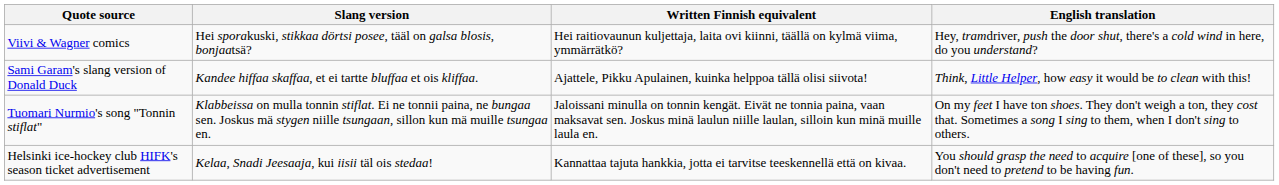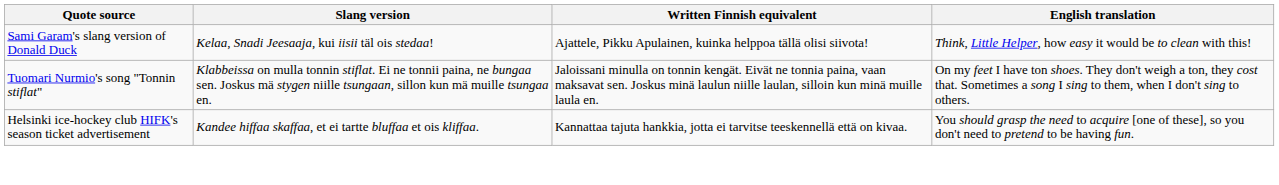- row: (68, 42)
(337, 77) Kandee hiffaa skaffaa, et ei tartte bluffaa et ois kliffaa. -> (315, 42) Kelaa, Snadi Jeesaaja, kui iisii täl ois stedaa!
(314, 162) Kelaa, Snadi Jeesaaja, kui iisii täl ois stedaa! -> (338, 127) Kandee hiffaa skaffaa, et ei tartte bluffaa et ois kliffaa.
